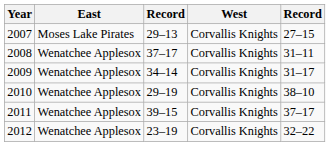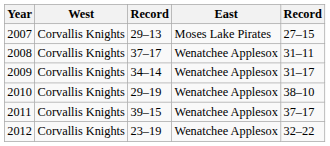columns swapped: (89, 14) <-> (234, 14)
